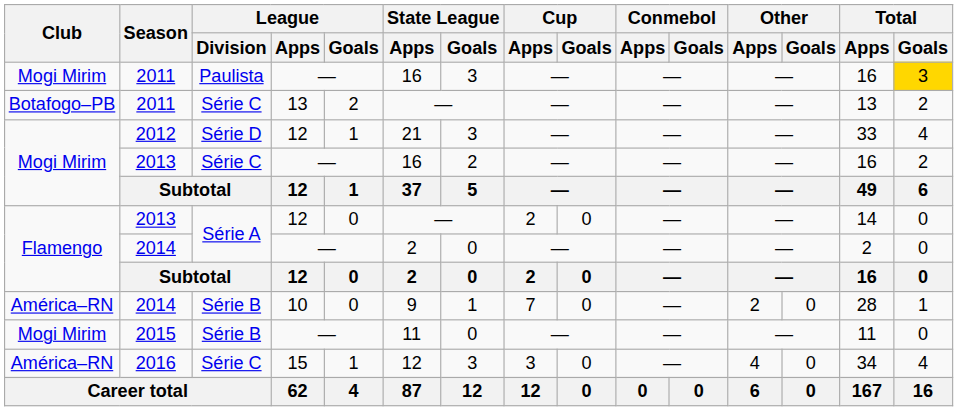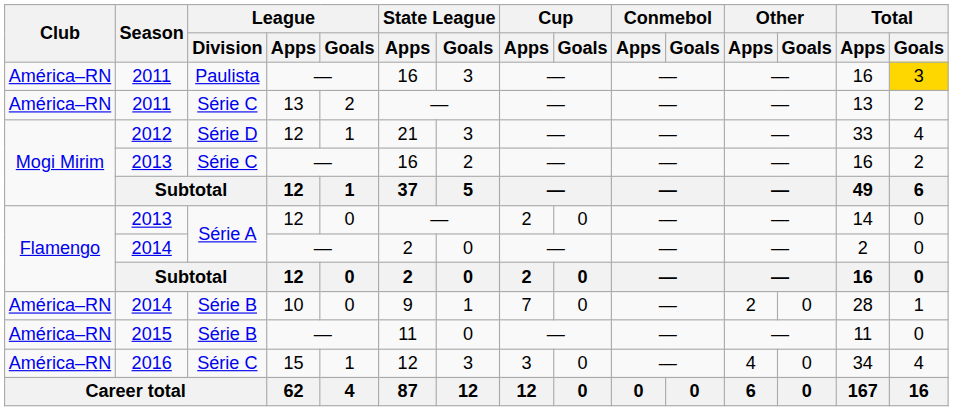(62, 76) Mogi Mirim -> (60, 76) América–RN
(62, 104) Botafogo–PB -> (60, 104) América–RN
(62, 334) Mogi Mirim -> (60, 334) América–RN
